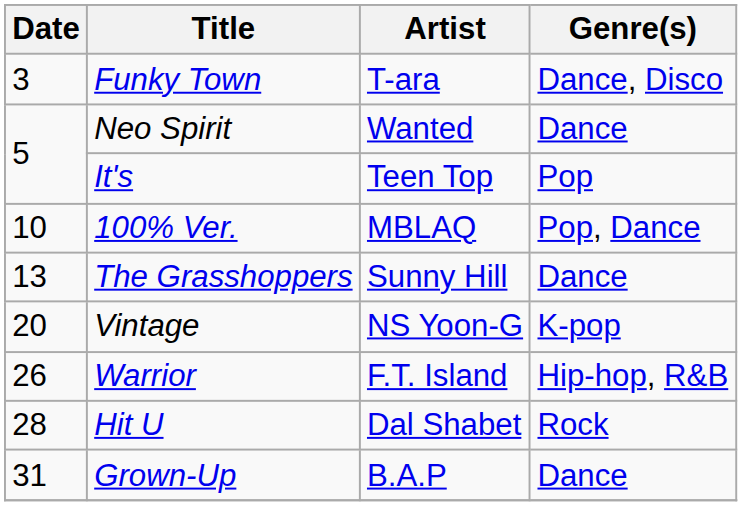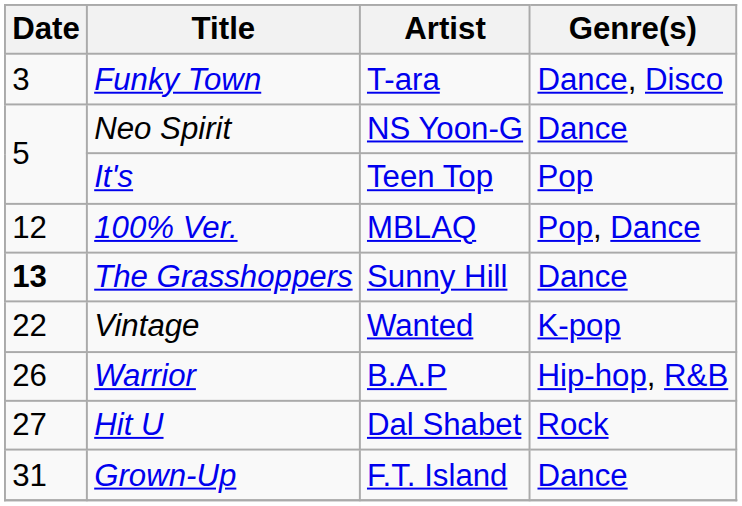(420, 128) Wanted -> (445, 128) NS Yoon-G
(30, 227) 10 -> (30, 227) 12
(30, 276) normal -> (30, 276) bold
(30, 326) 20 -> (30, 326) 22
(445, 326) NS Yoon-G -> (420, 326) Wanted
(437, 375) F.T. Island -> (407, 375) B.A.P
(30, 425) 28 -> (30, 425) 27
(407, 474) B.A.P -> (437, 474) F.T. Island
